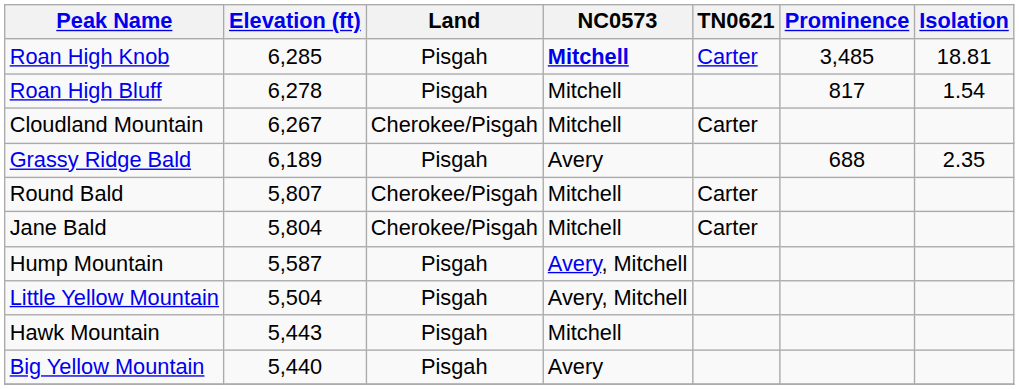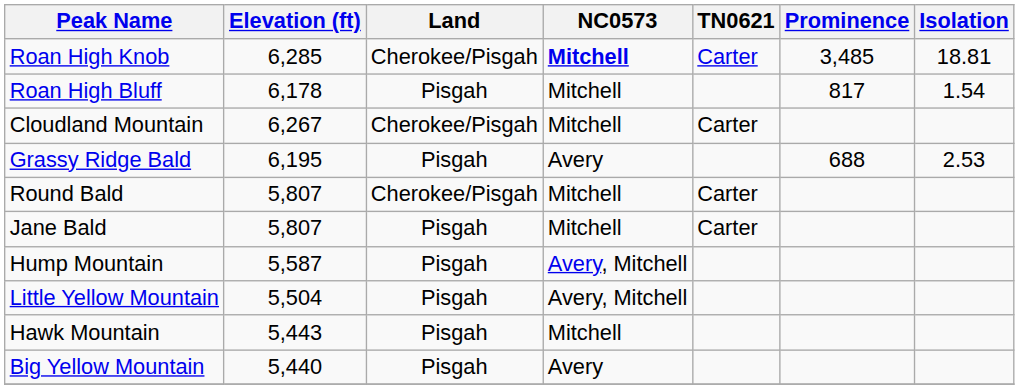(454, 56) Pisgah -> (454, 56) Cherokee/Pisgah
(295, 90) 6,278 -> (295, 90) 6,178
(295, 159) 6,189 -> (295, 159) 6,195
(964, 159) 2.35 -> (964, 159) 2.53
(295, 228) 5,804 -> (295, 228) 5,807
(454, 228) Cherokee/Pisgah -> (454, 228) Pisgah
